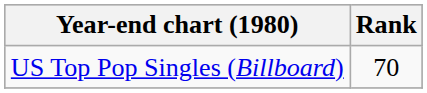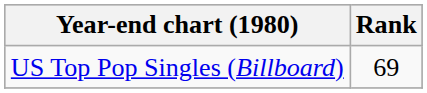(386, 66) 70 -> (386, 66) 69
